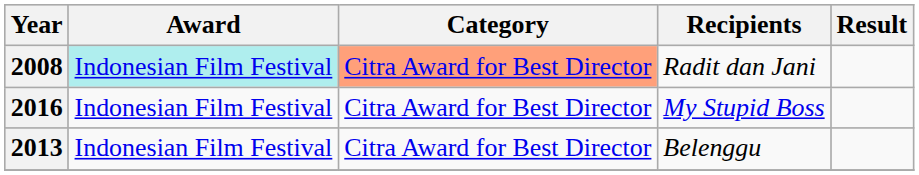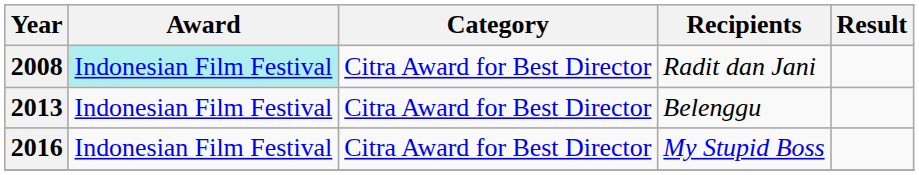(498, 66) lightsalmon background -> (498, 66) no background
rows swapped: (37, 148) <-> (37, 107)
